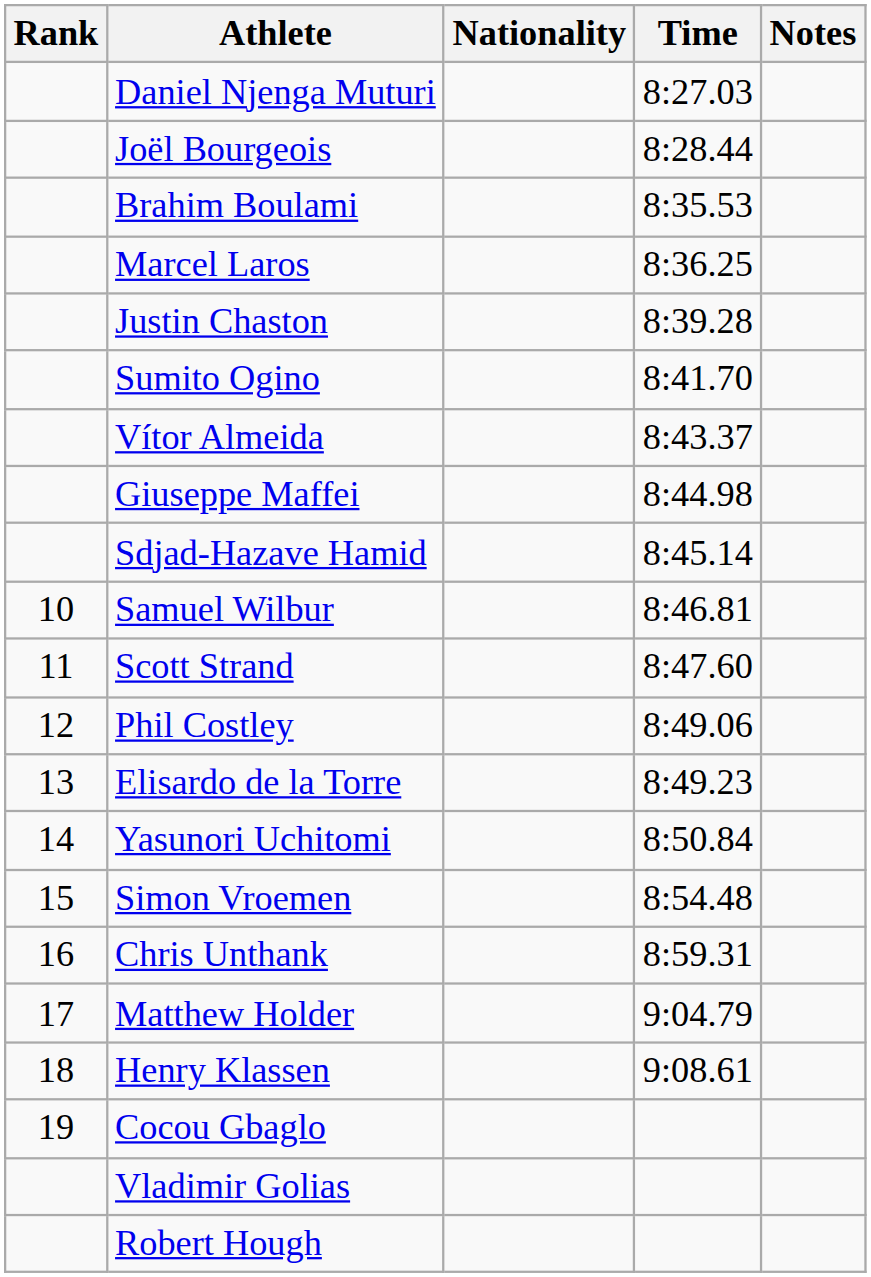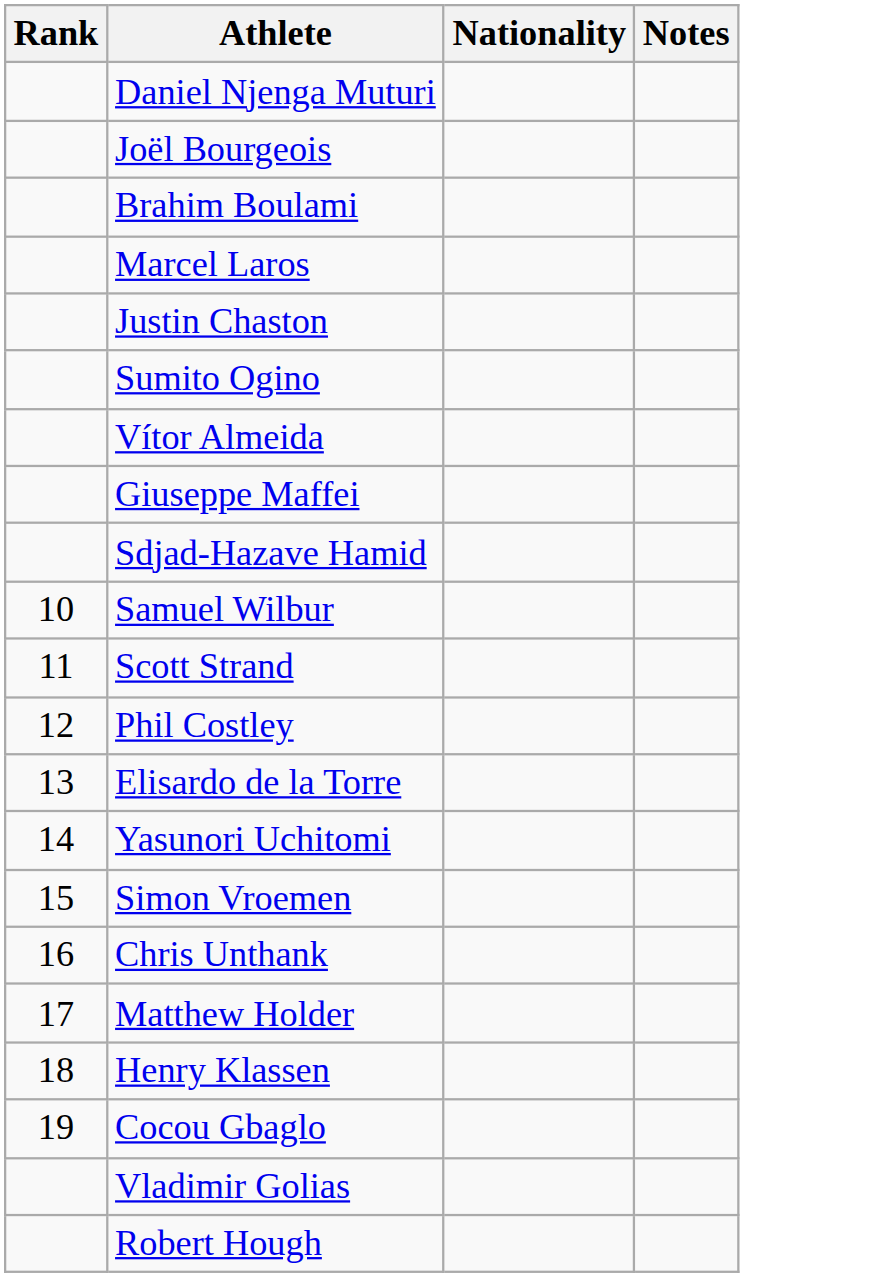- column: (698, 33)
